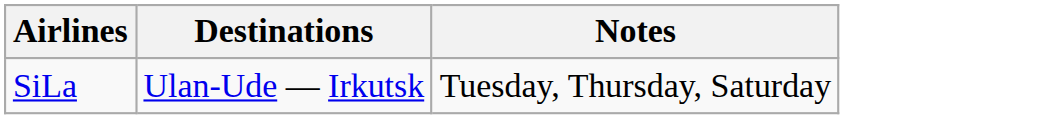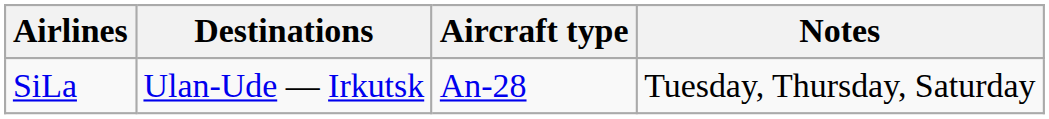+ column: (534, 31)
